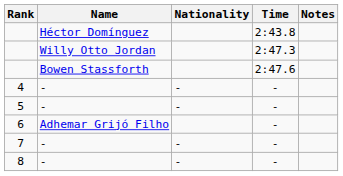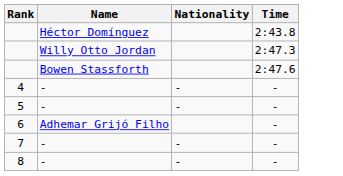- column: (318, 14)
